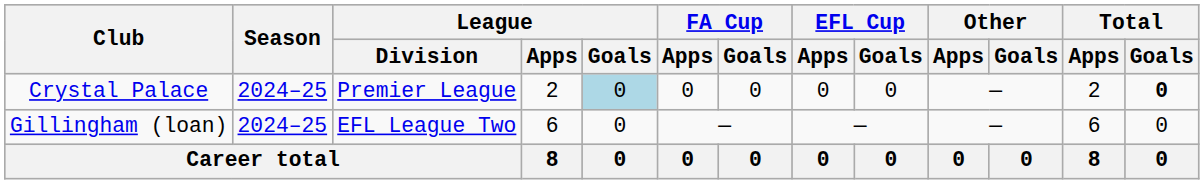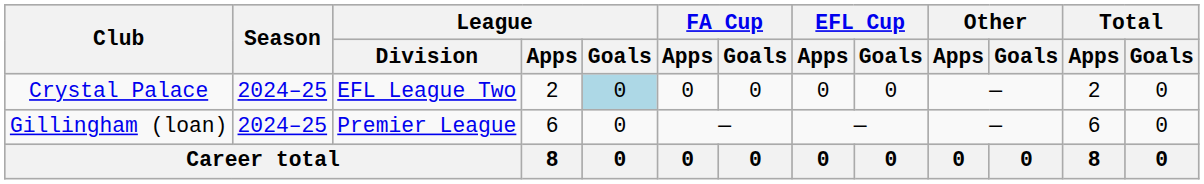(427, 92) Premier League -> (427, 92) EFL League Two
(1162, 92) bold -> (1162, 92) normal
(427, 126) EFL League Two -> (427, 126) Premier League
